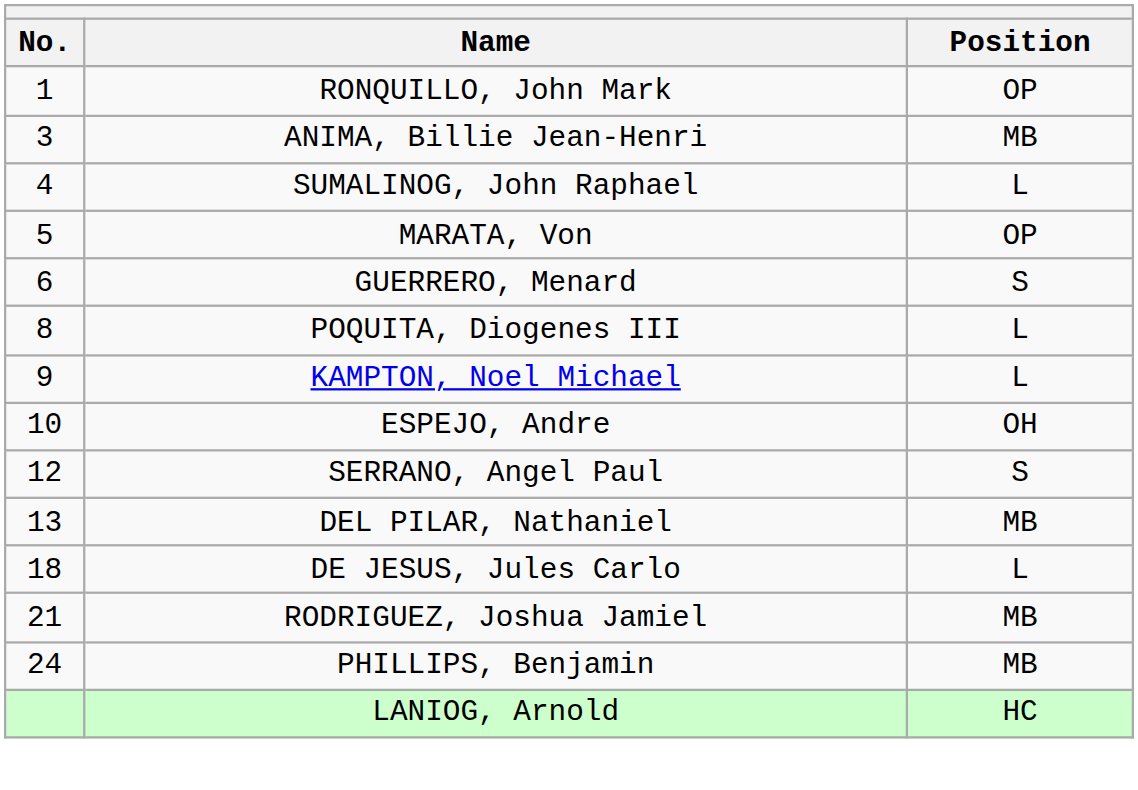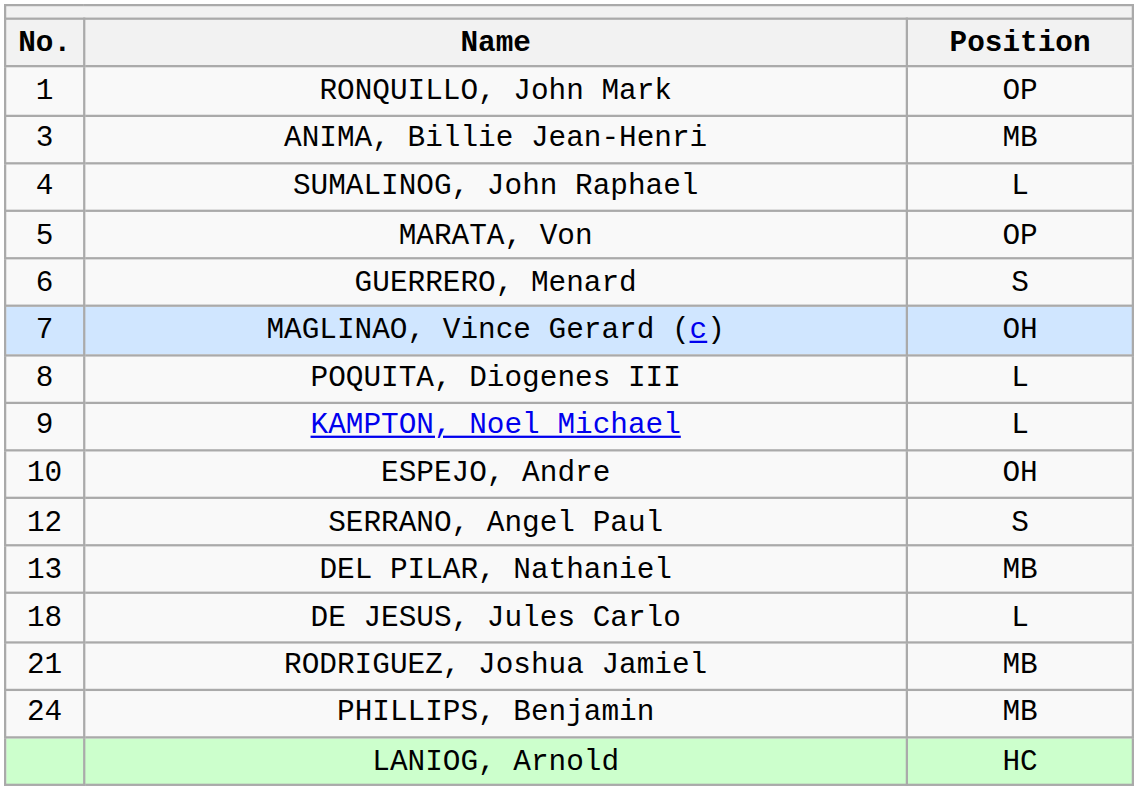+ row: (496, 330)
